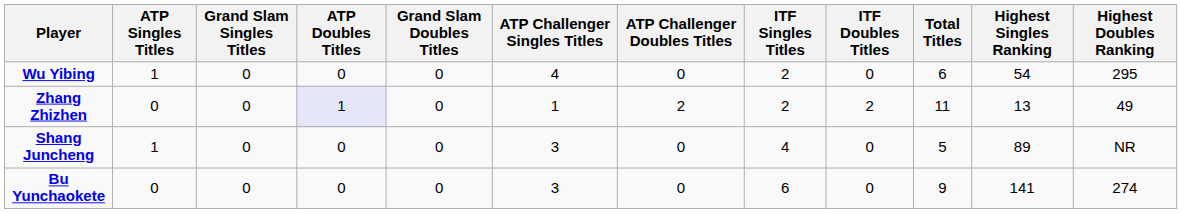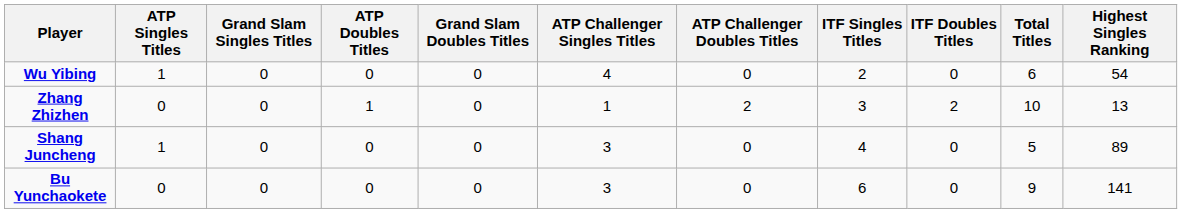- column: (1125, 33)
(341, 106) lavender background -> (369, 106) no background
(785, 106) 2 -> (862, 106) 3
(942, 106) 11 -> (1032, 106) 10
